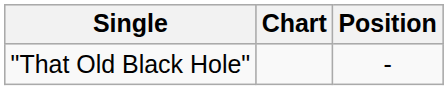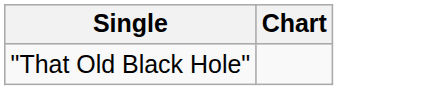- column: (388, 24)
